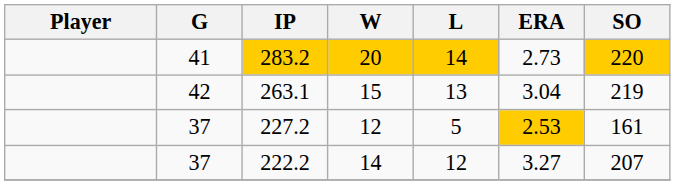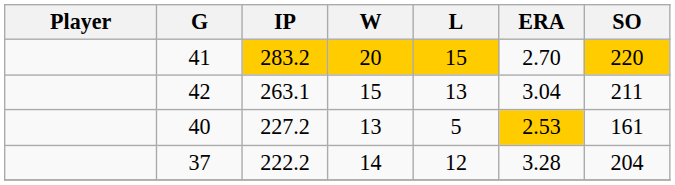(456, 57) 14 -> (456, 57) 15
(541, 57) 2.73 -> (541, 57) 2.70
(627, 92) 219 -> (627, 92) 211
(199, 127) 37 -> (199, 127) 40
(370, 127) 12 -> (370, 127) 13
(541, 162) 3.27 -> (541, 162) 3.28
(627, 162) 207 -> (627, 162) 204
